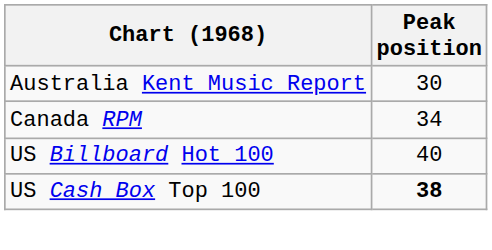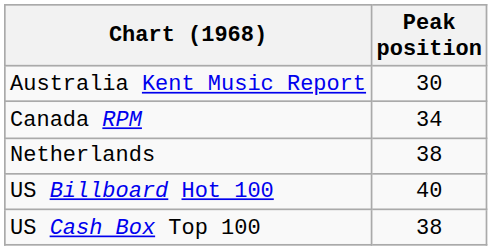+ row: (83, 156)
(429, 191) bold -> (429, 227) normal
